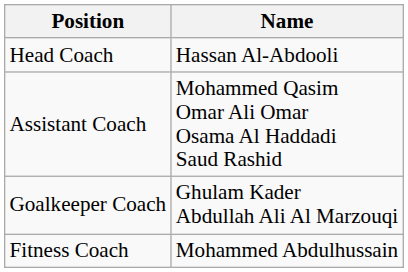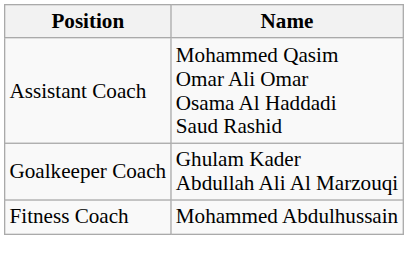- row: (61, 54)
